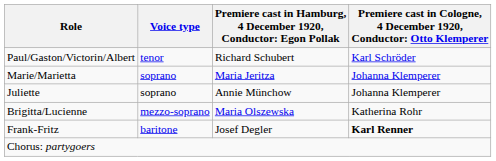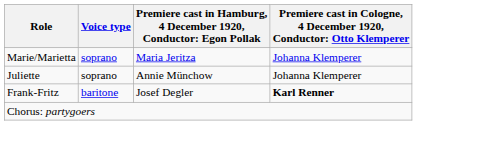- row: (71, 57)
- row: (47, 111)
